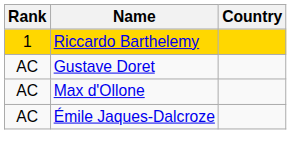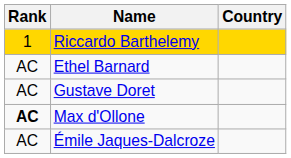+ row: (102, 66)
(27, 91) normal -> (27, 116) bold
